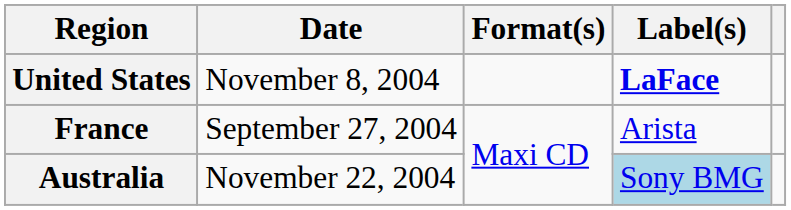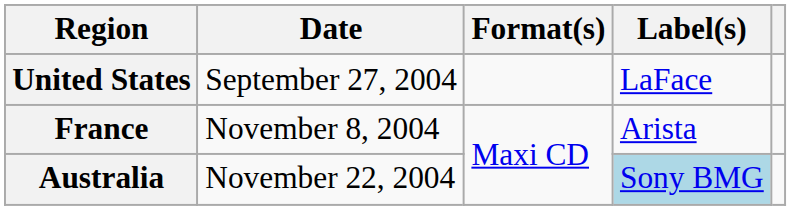(322, 79) November 8, 2004 -> (331, 79) September 27, 2004
(670, 79) bold -> (666, 79) normal
(331, 128) September 27, 2004 -> (322, 128) November 8, 2004
